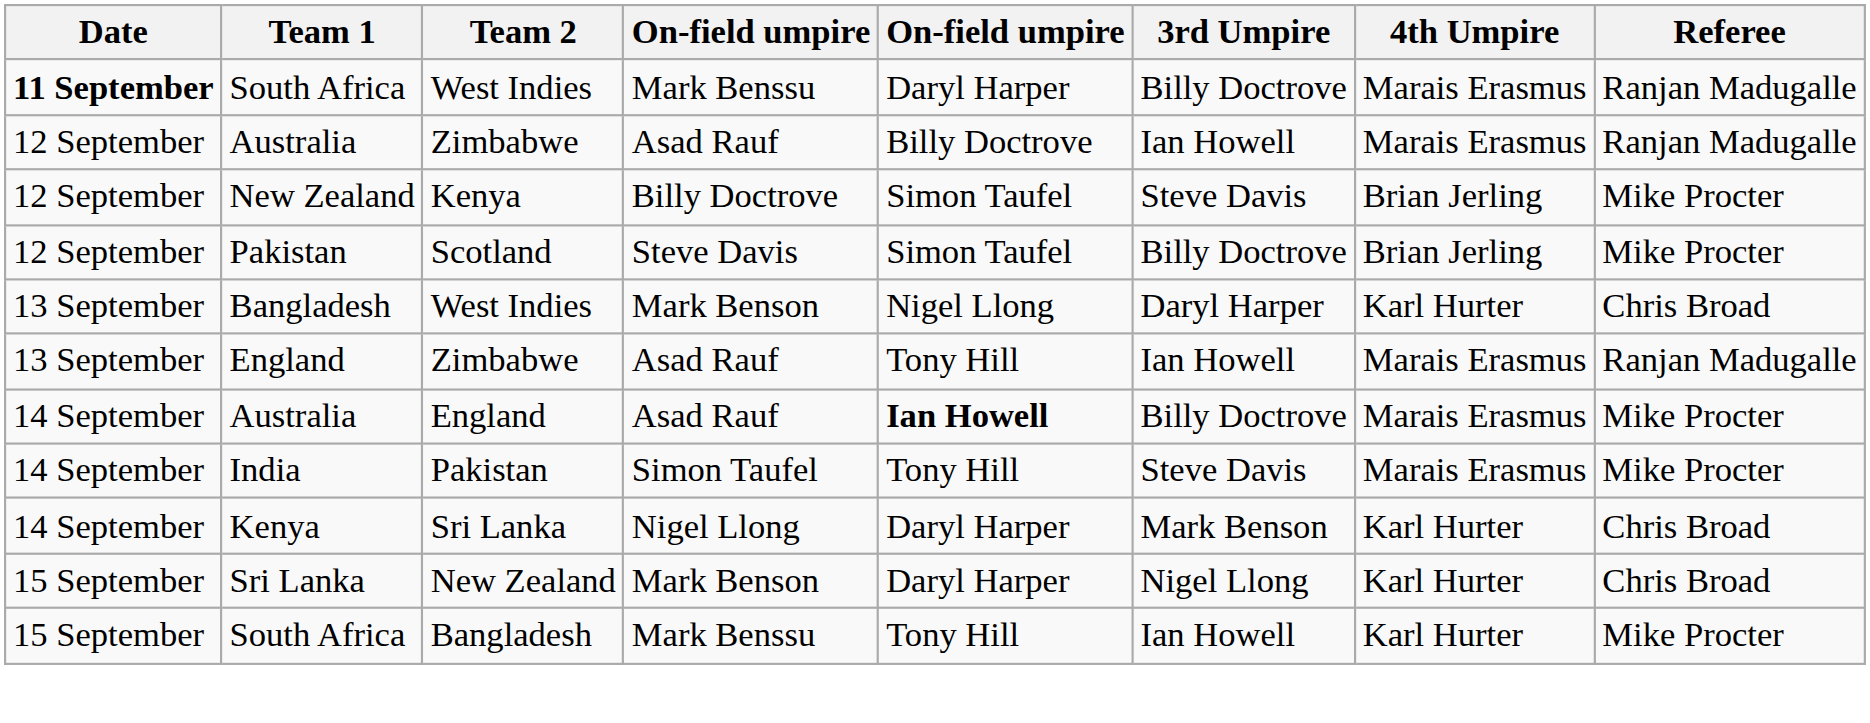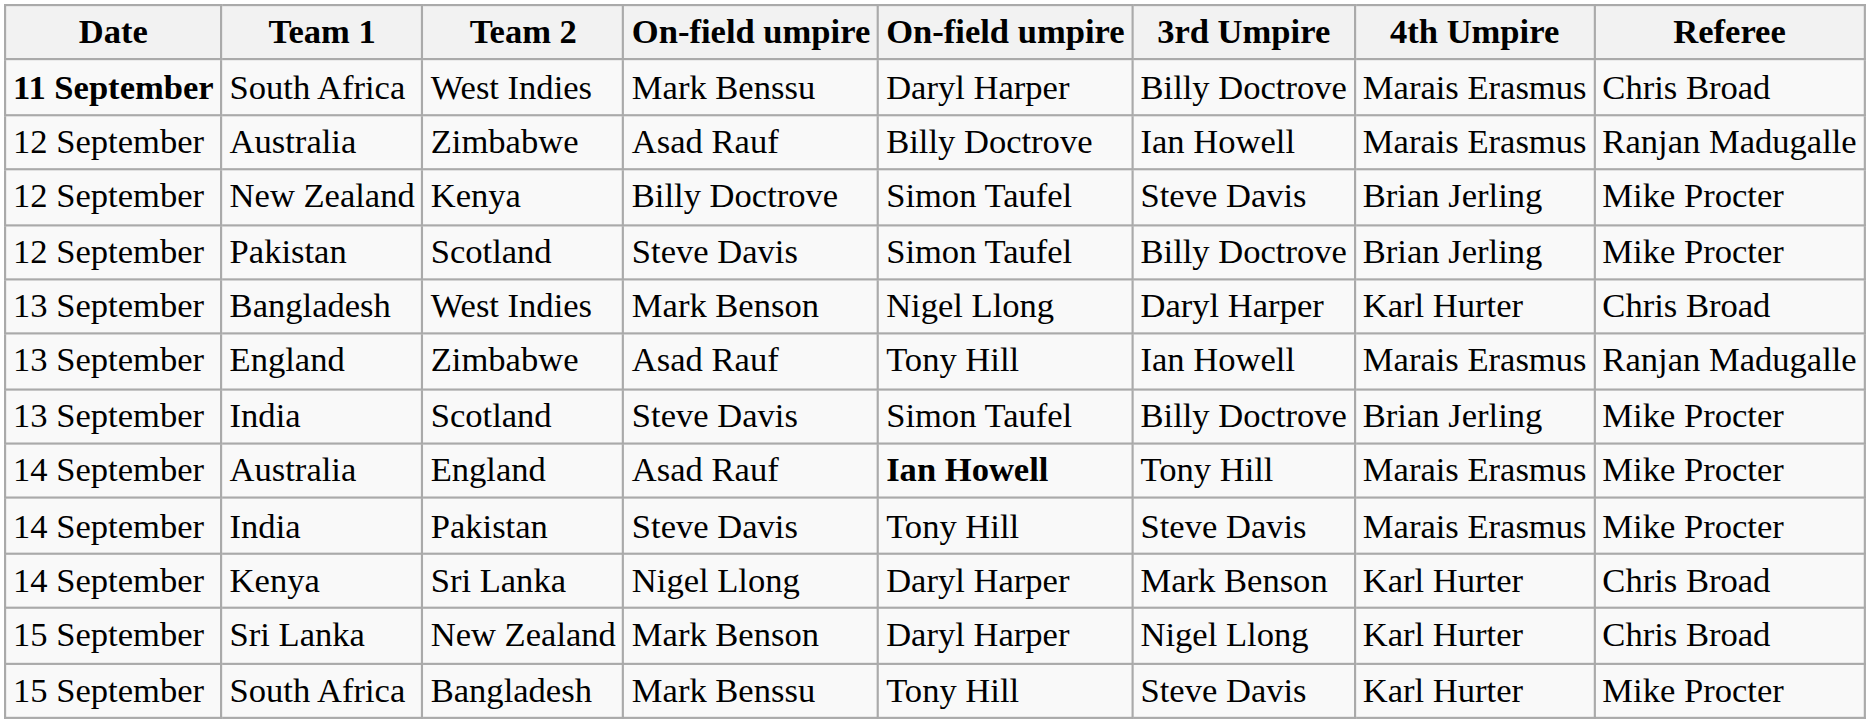(1730, 86) Ranjan Madugalle -> (1686, 86) Chris Broad
+ row: (265, 415)
(1244, 415) Billy Doctrove -> (1207, 470) Tony Hill
(725, 470) Simon Taufel -> (715, 525) Steve Davis
(1218, 634) Ian Howell -> (1224, 689) Steve Davis
